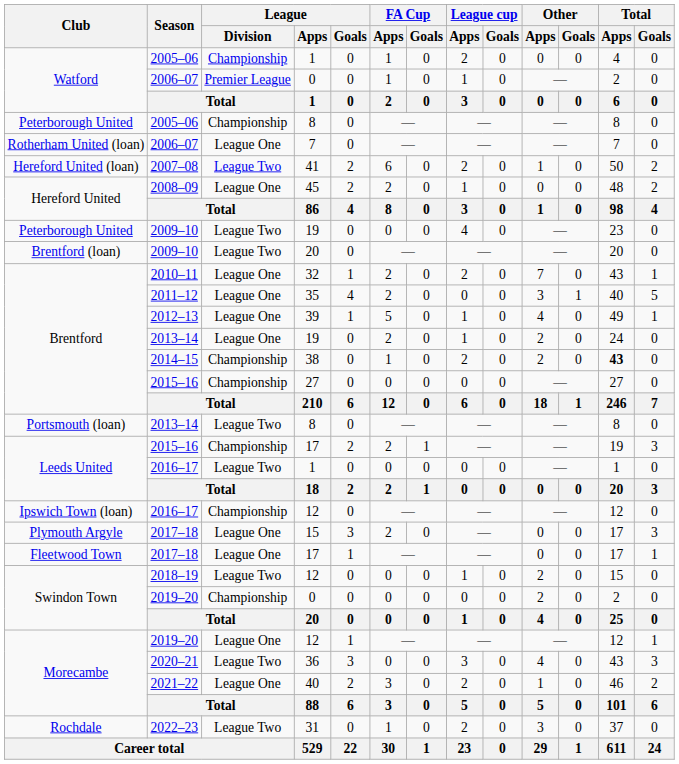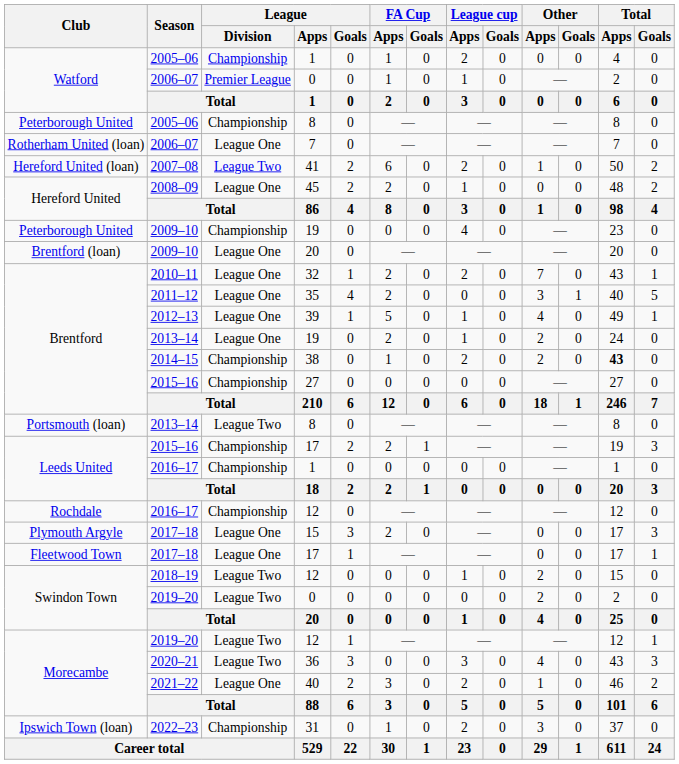(248, 230) League Two -> (248, 230) Championship
(248, 252) League Two -> (248, 252) League One
(248, 468) League Two -> (248, 468) Championship
(76, 511) Ipswich Town (loan) -> (76, 511) Rochdale
(248, 597) Championship -> (248, 597) League Two
(248, 640) League One -> (248, 640) League Two
(76, 727) Rochdale -> (76, 727) Ipswich Town (loan)
(248, 727) League Two -> (248, 727) Championship
